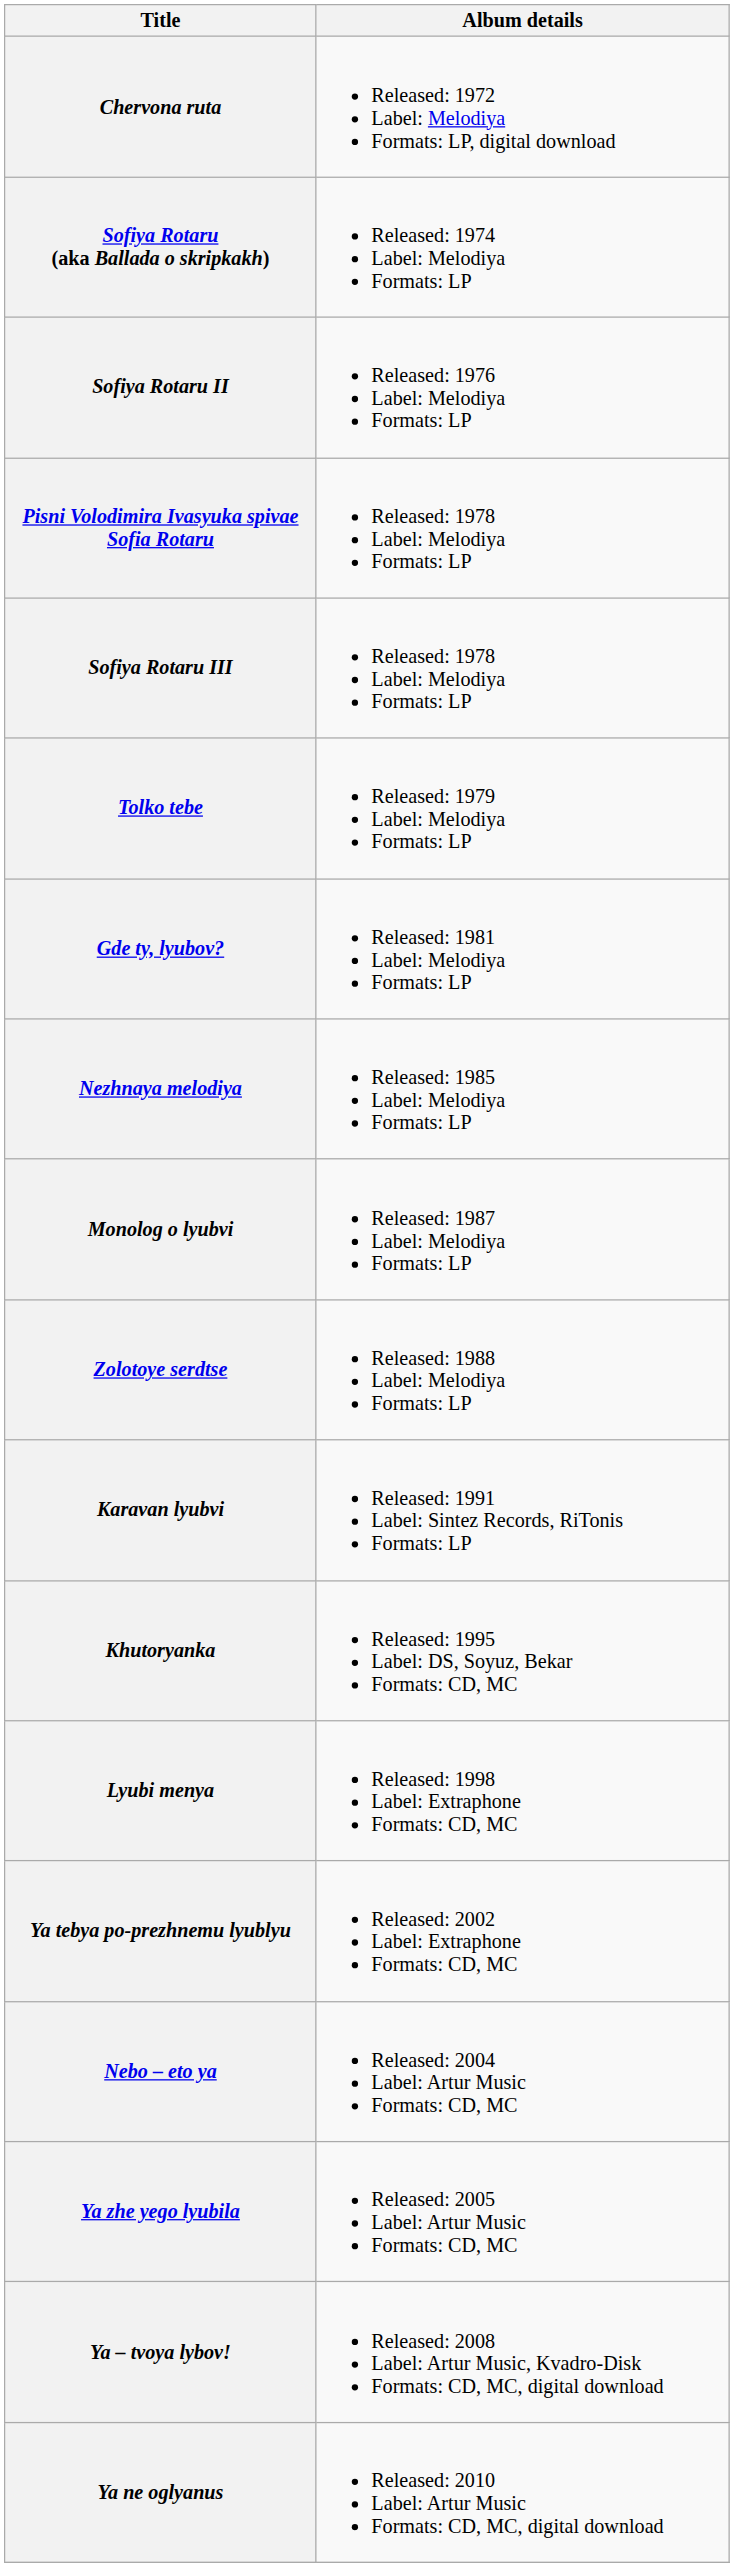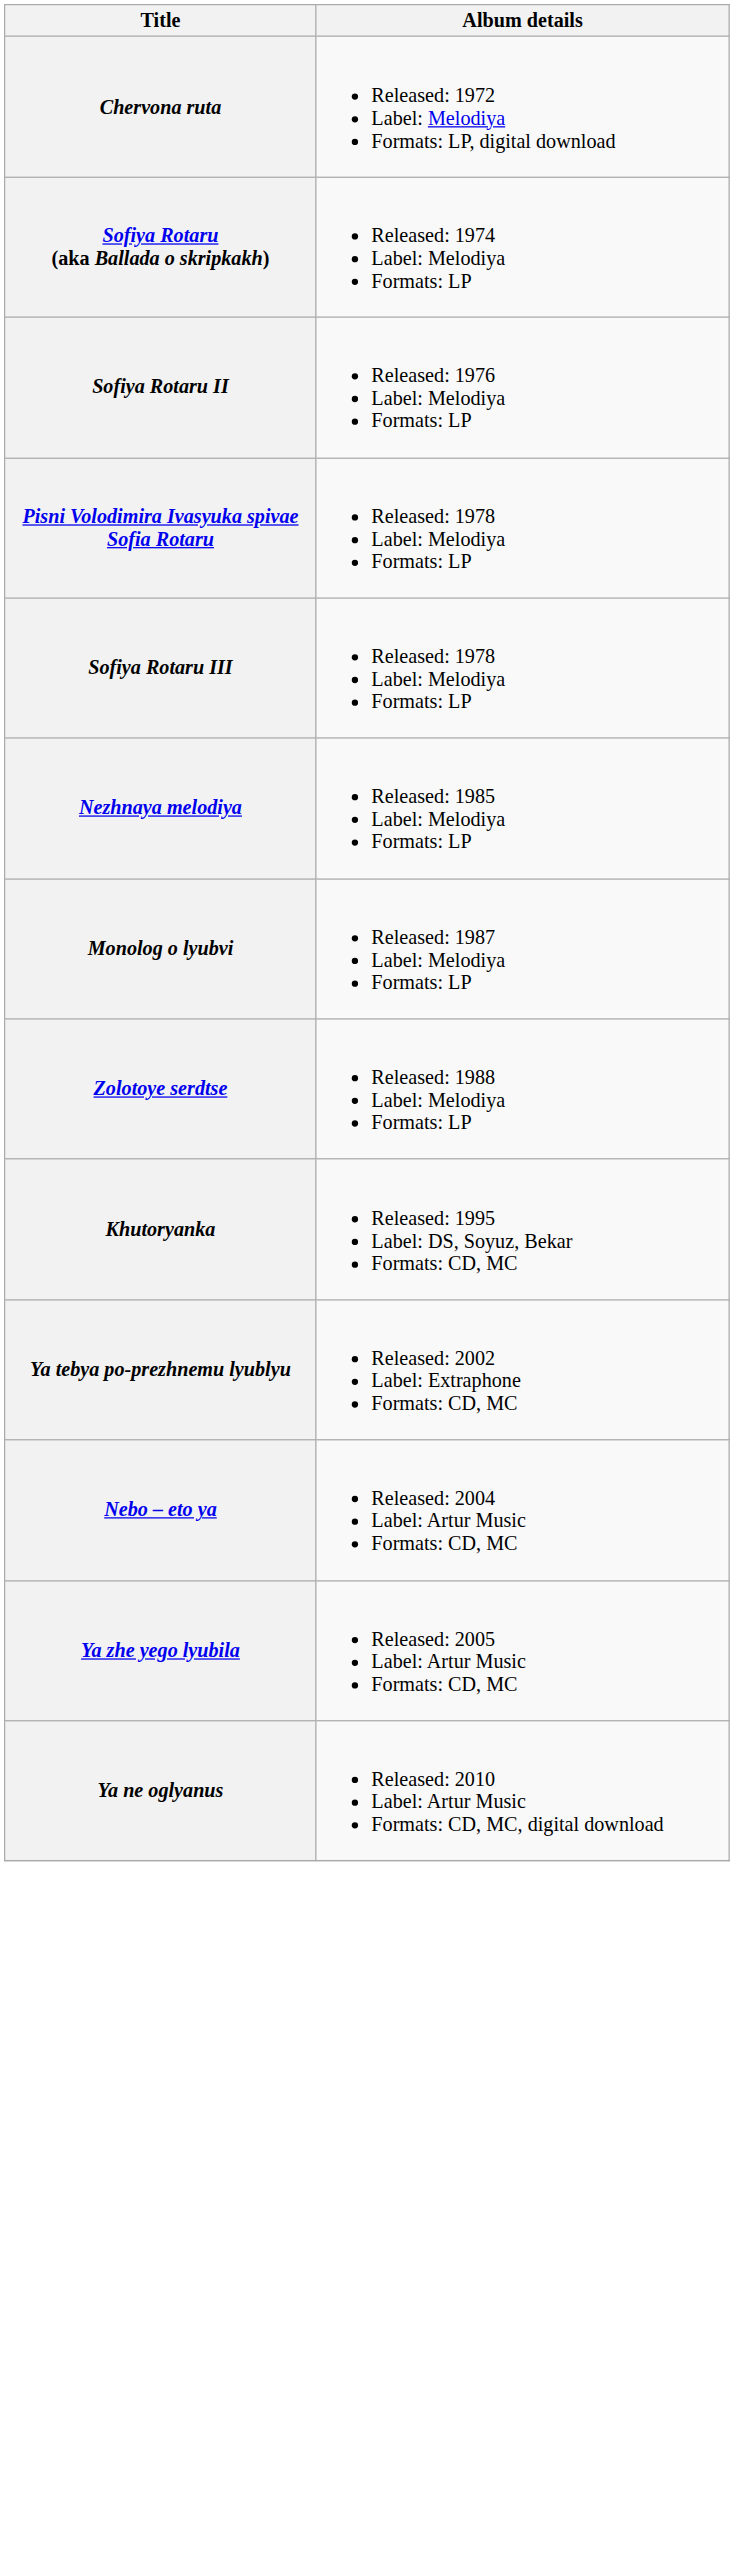- row: (160, 808)
- row: (160, 948)
- row: (160, 1509)
- row: (160, 1790)
- row: (160, 2351)
